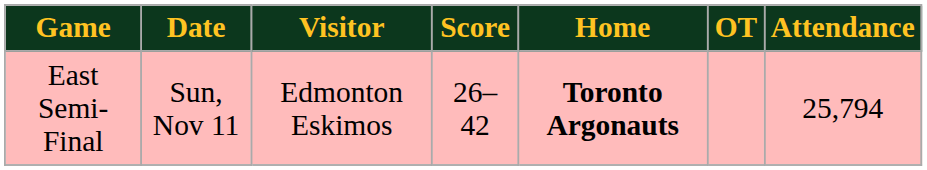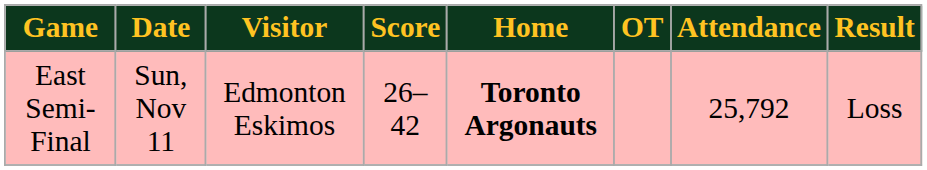+ column: (875, 27)
(843, 107) 25,794 -> (749, 107) 25,792
